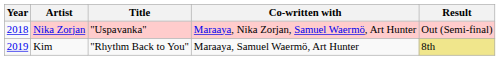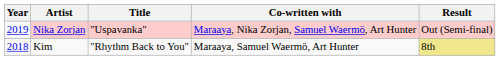(18, 30) 2018 -> (18, 30) 2019
(18, 47) 2019 -> (18, 47) 2018
